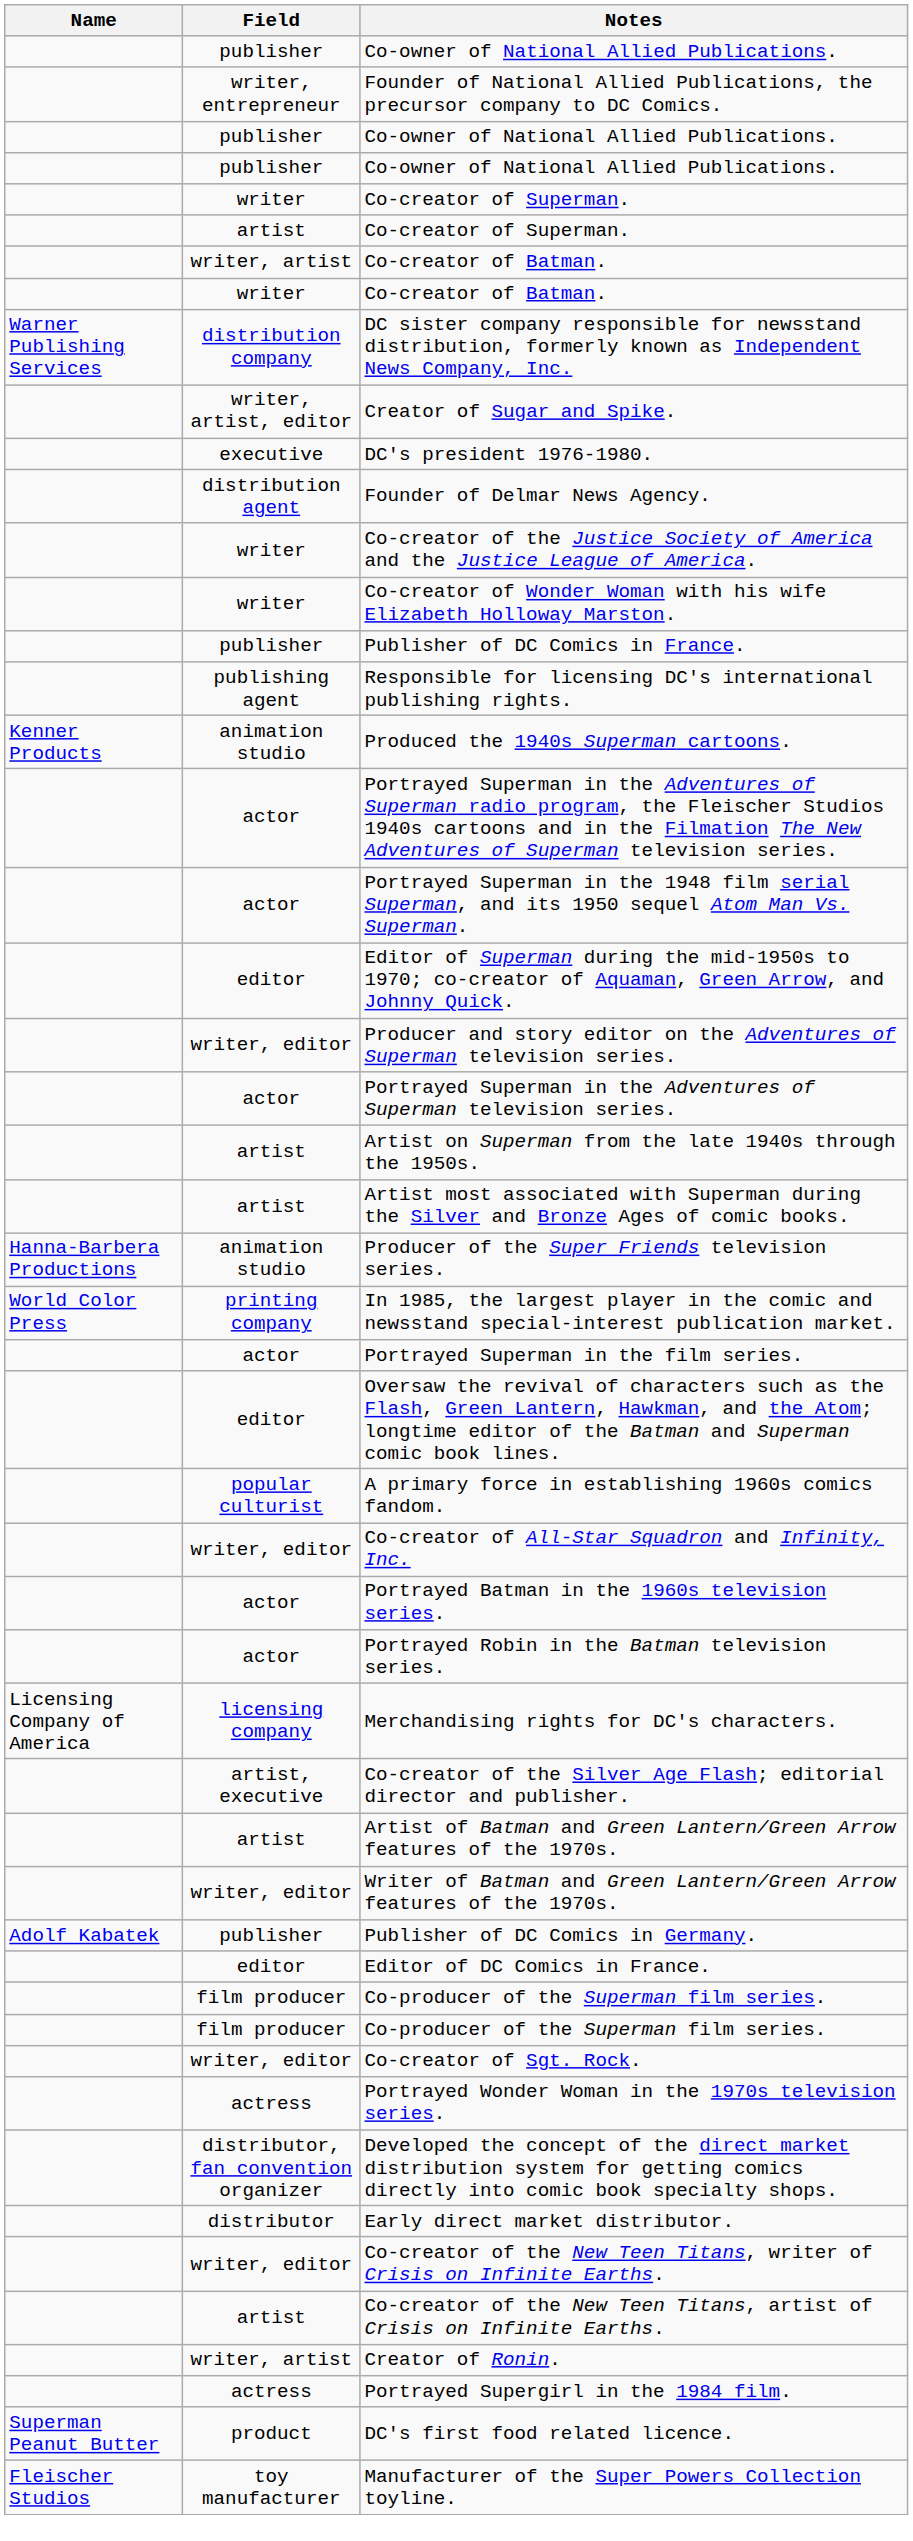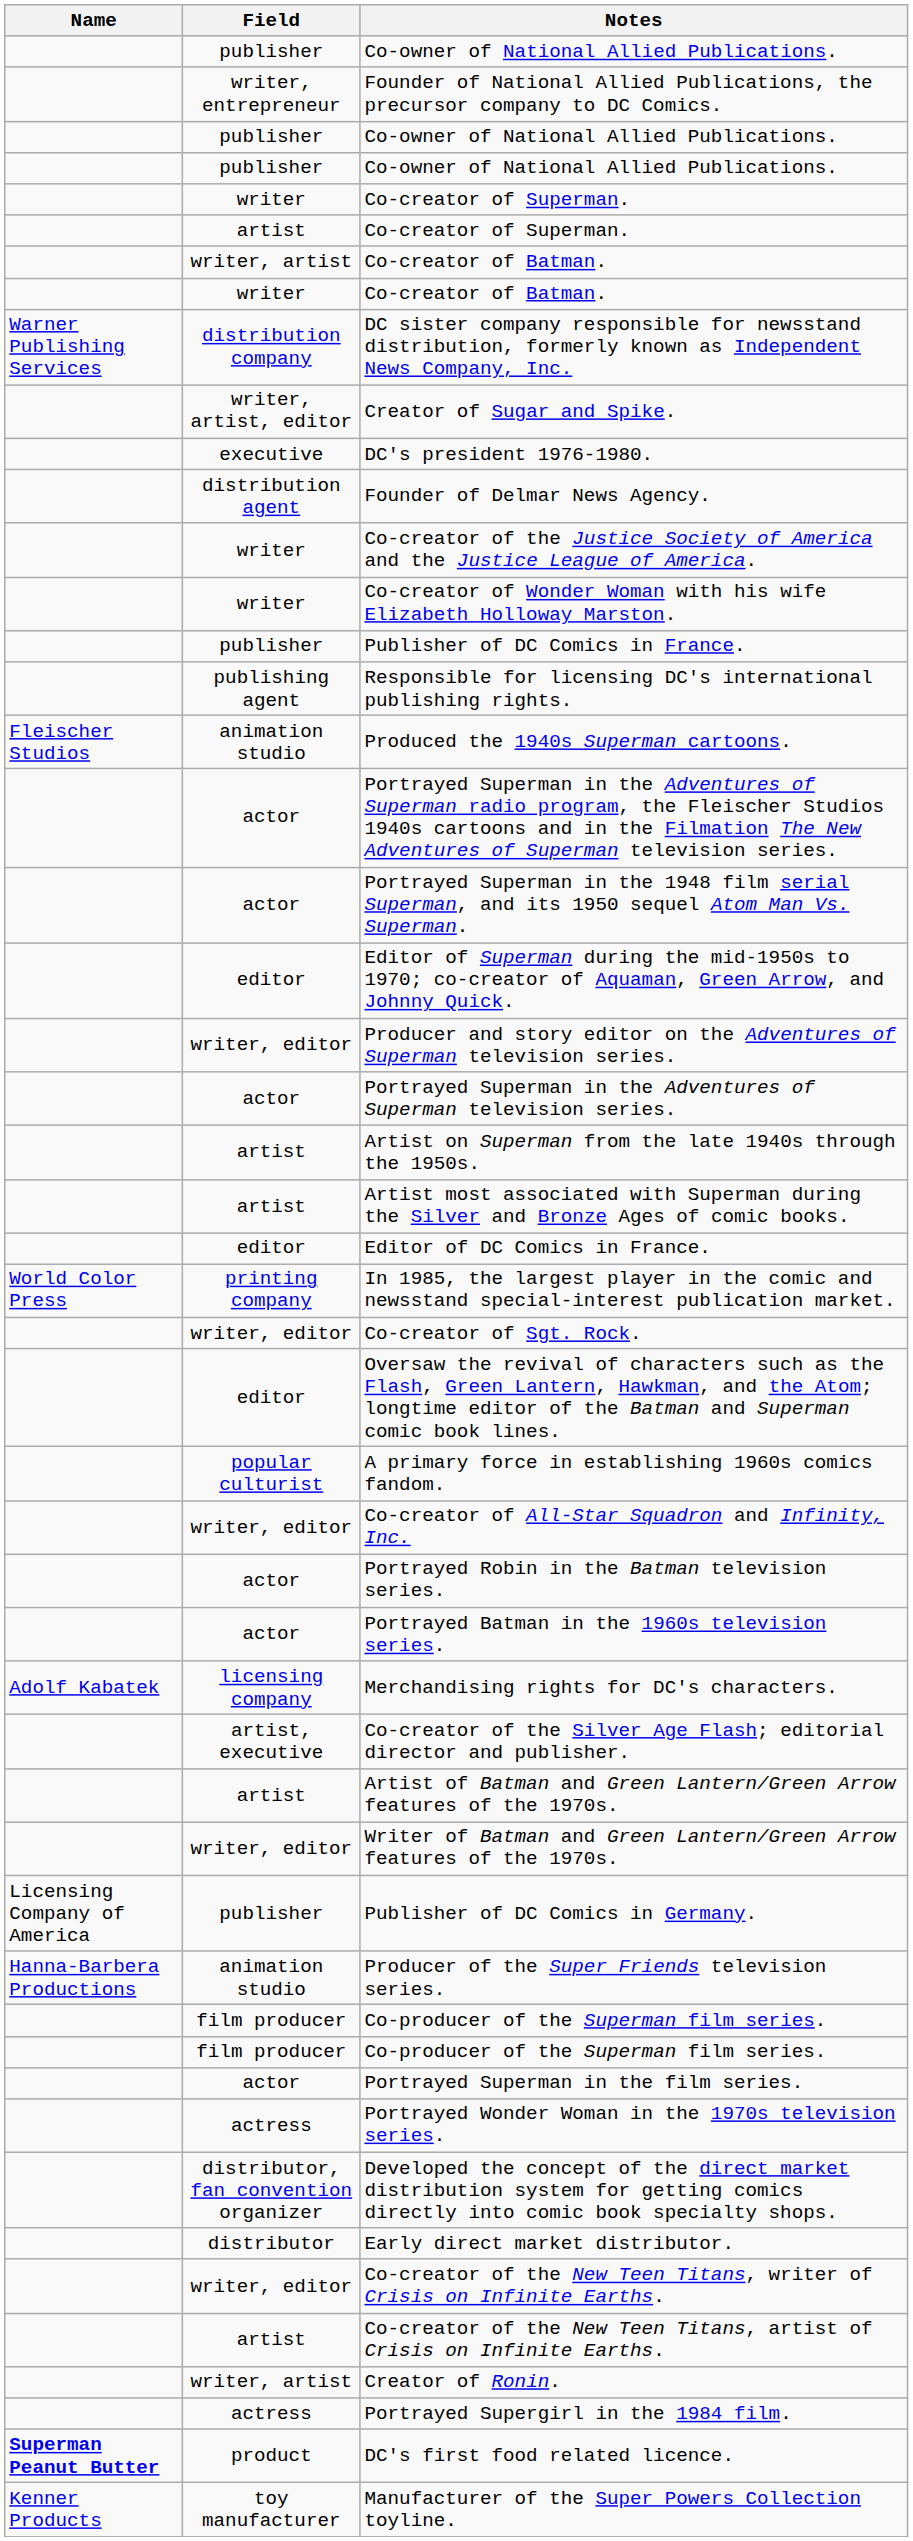(56, 742) Kenner Products -> (61, 742) Fleischer Studios
rows swapped: (271, 1967) <-> (271, 1259)
rows swapped: (271, 2061) <-> (271, 1355)
rows swapped: (271, 1603) <-> (271, 1657)
(67, 1721) Licensing Company of America -> (84, 1688) Adolf Kabatek
(84, 1935) Adolf Kabatek -> (67, 1913) Licensing Company of America
(84, 2434) normal -> (84, 2456) bold
(61, 2487) Fleischer Studios -> (56, 2510) Kenner Products
